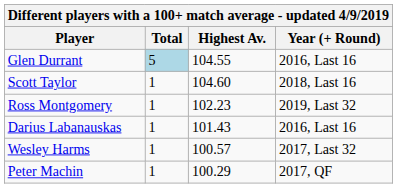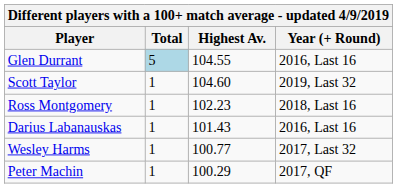(317, 82) 2018, Last 16 -> (317, 82) 2019, Last 32
(317, 104) 2019, Last 32 -> (317, 104) 2018, Last 16
(211, 149) 100.57 -> (211, 149) 100.77
